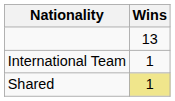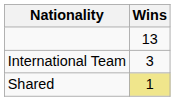(150, 61) 1 -> (150, 61) 3
